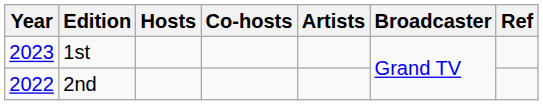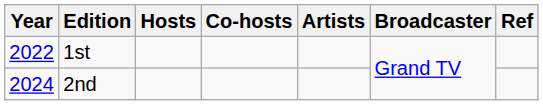(32, 52) 2023 -> (32, 52) 2022
(32, 84) 2022 -> (32, 84) 2024
